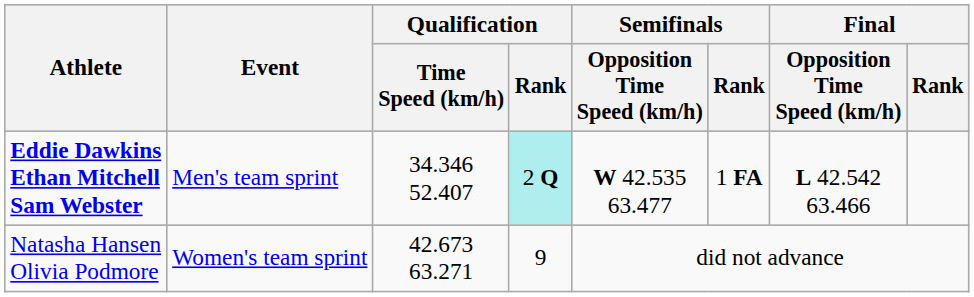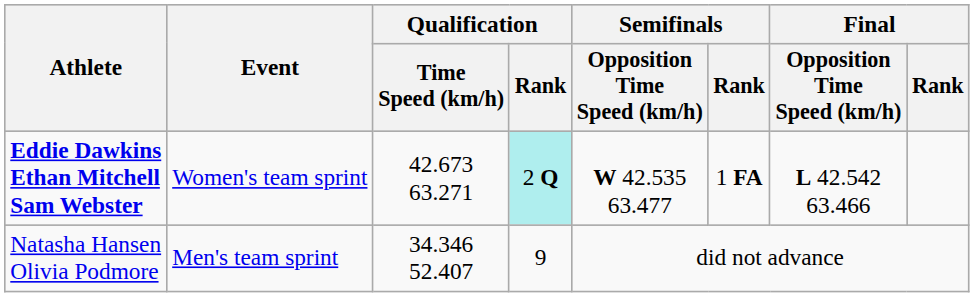(255, 178) Men's team sprint -> (270, 178) Women's team sprint
(441, 178) 34.346 52.407 -> (441, 178) 42.673 63.271
(270, 258) Women's team sprint -> (255, 258) Men's team sprint
(441, 258) 42.673 63.271 -> (441, 258) 34.346 52.407
